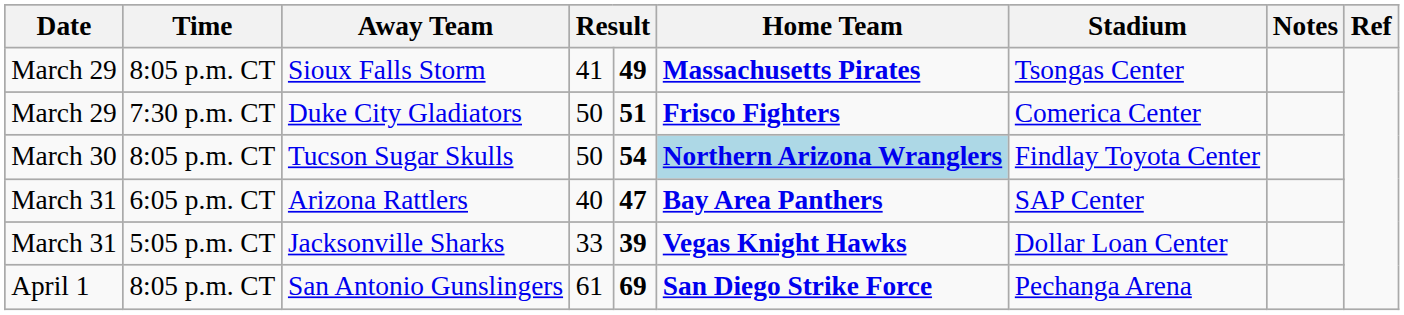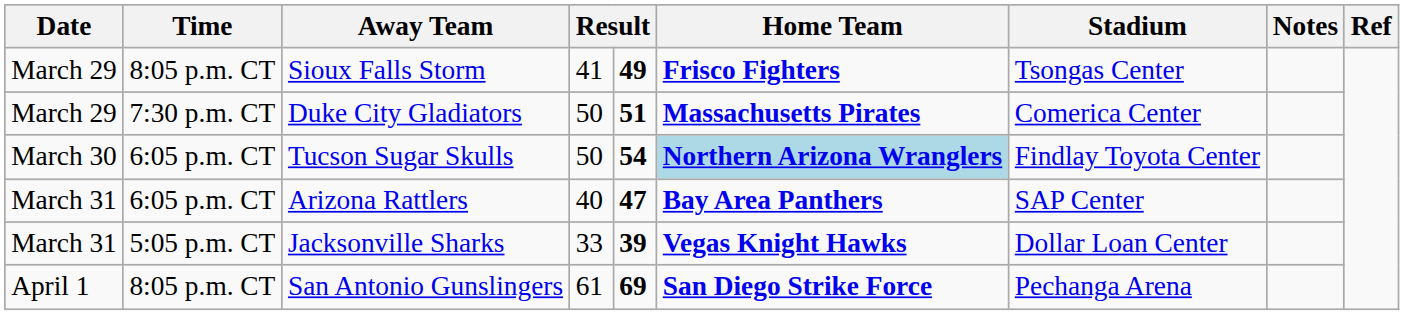(792, 69) Massachusetts Pirates -> (751, 69) Frisco Fighters
(751, 112) Frisco Fighters -> (792, 112) Massachusetts Pirates
(202, 156) 8:05 p.m. CT -> (202, 156) 6:05 p.m. CT
